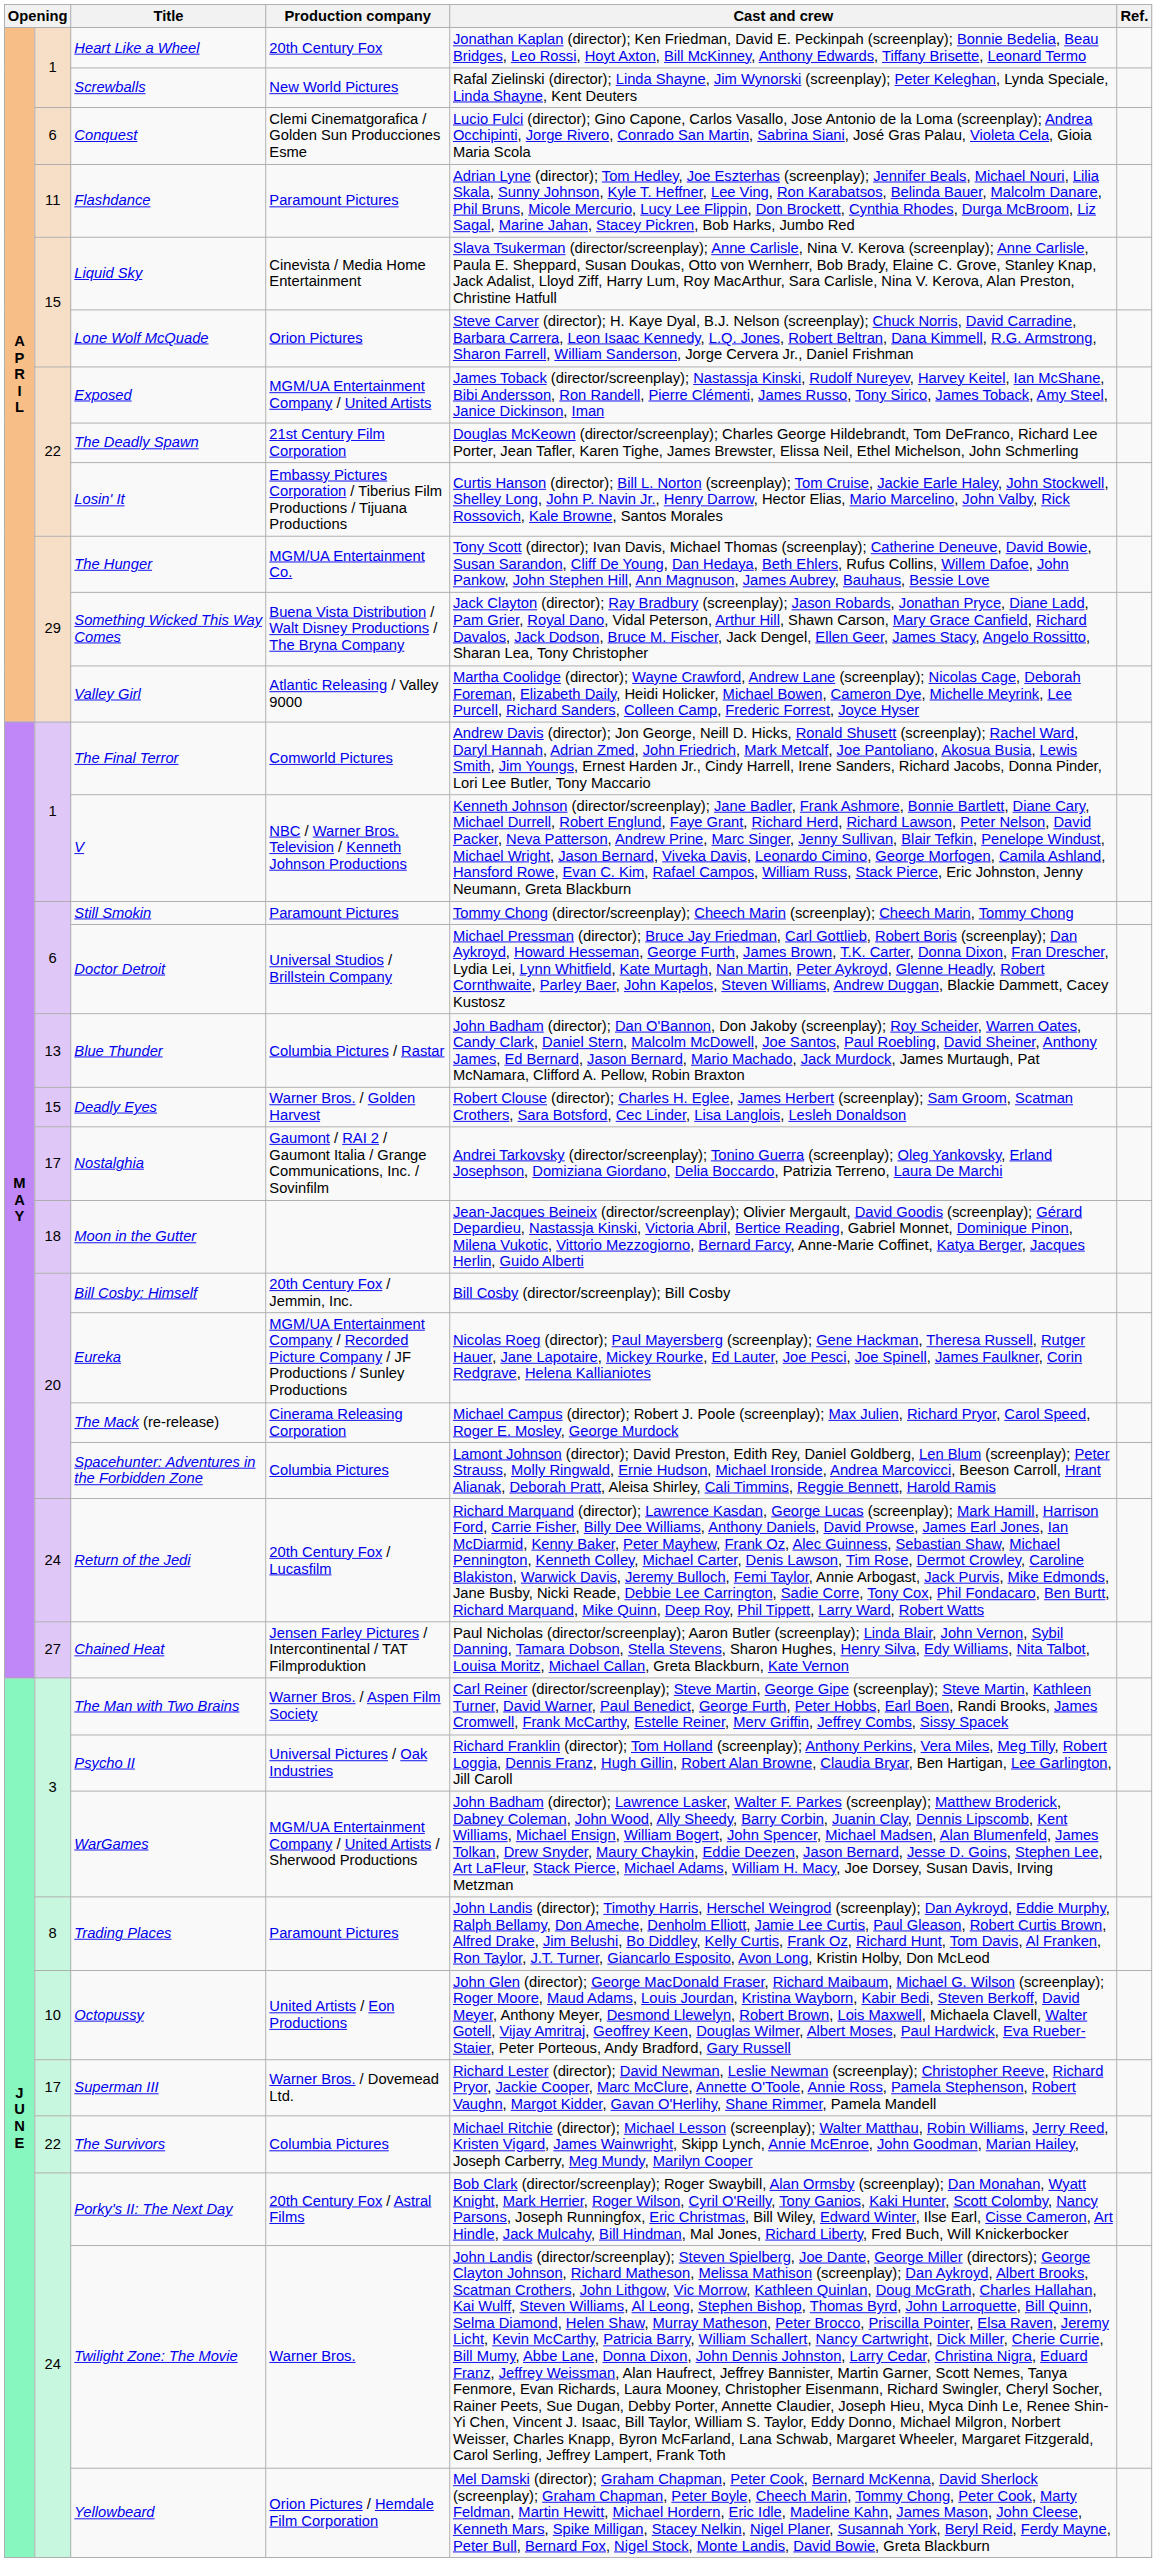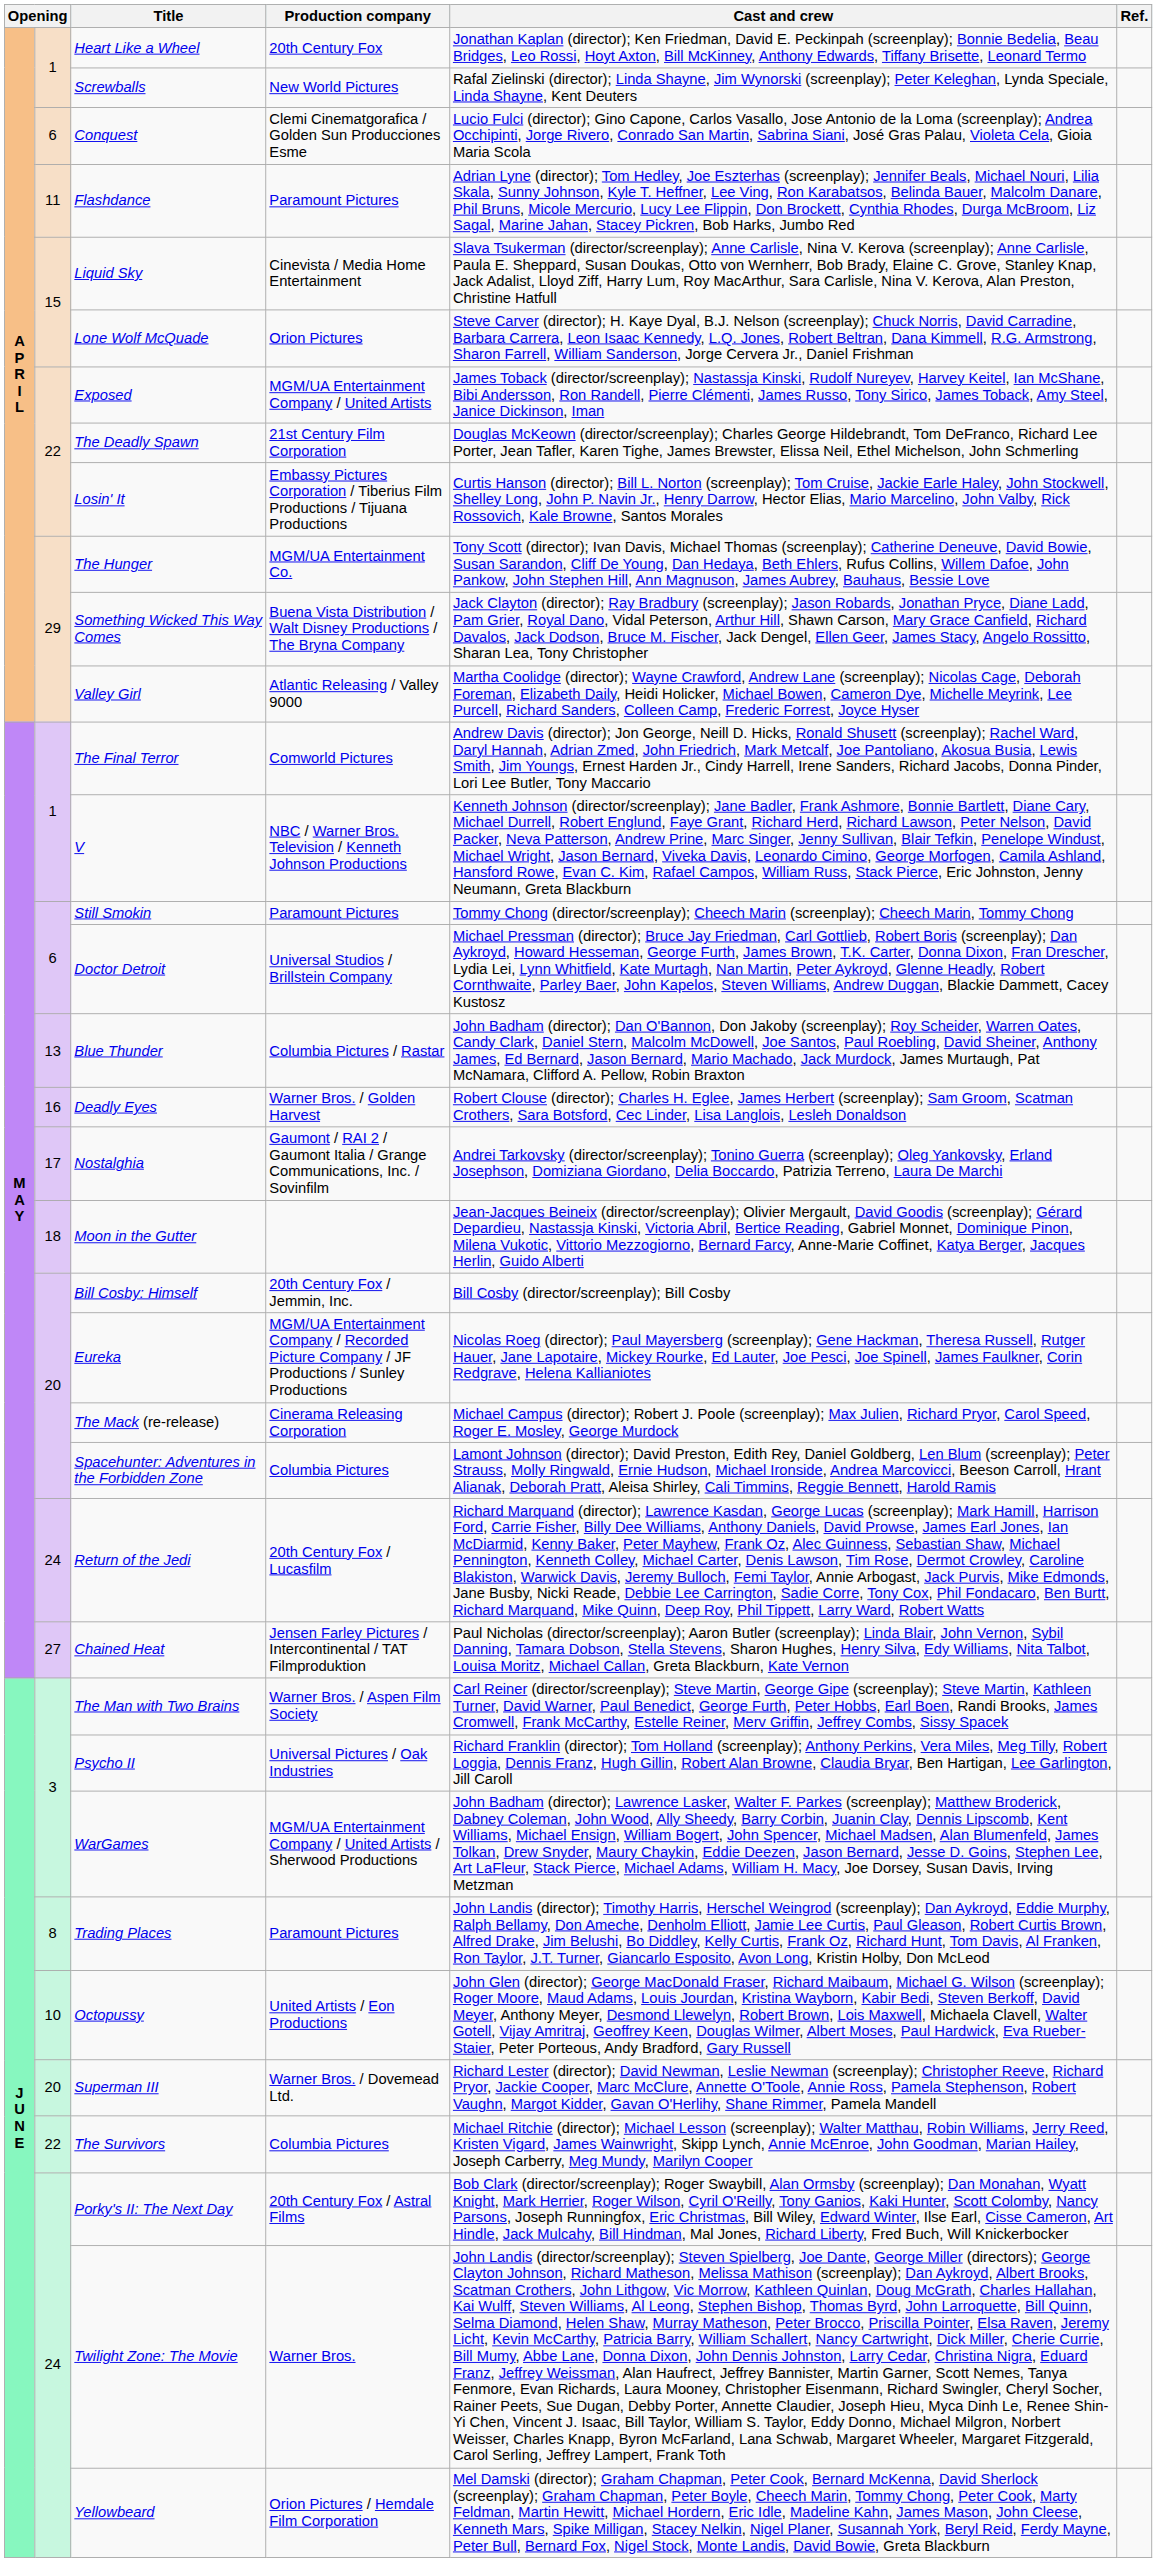(53, 1107) 15 -> (53, 1107) 16
(53, 2088) 17 -> (53, 2088) 20
